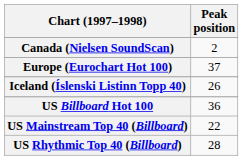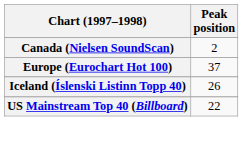- row: (97, 106)
- row: (97, 145)
